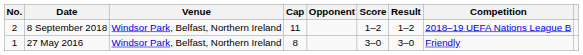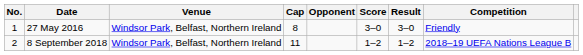rows swapped: (55, 43) <-> (67, 27)
